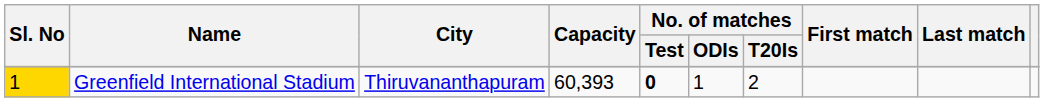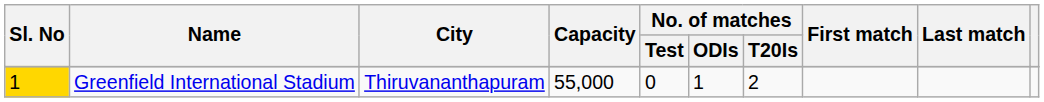(584, 81) 60,393 -> (584, 81) 55,000
(650, 81) bold -> (650, 81) normal
